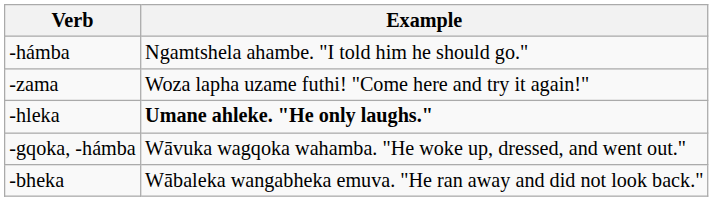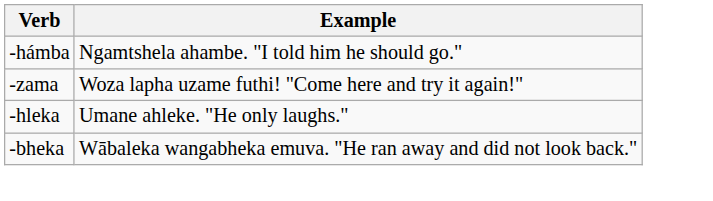(289, 116) bold -> (214, 116) normal
- row: (73, 148)
